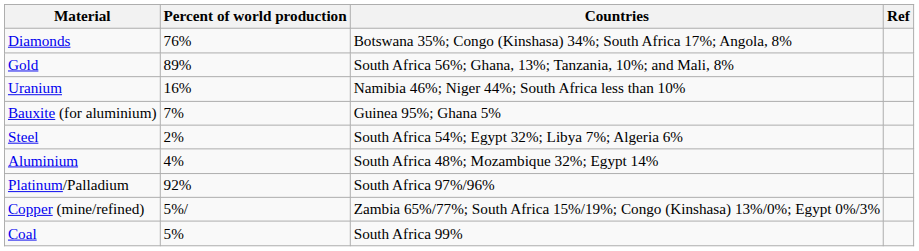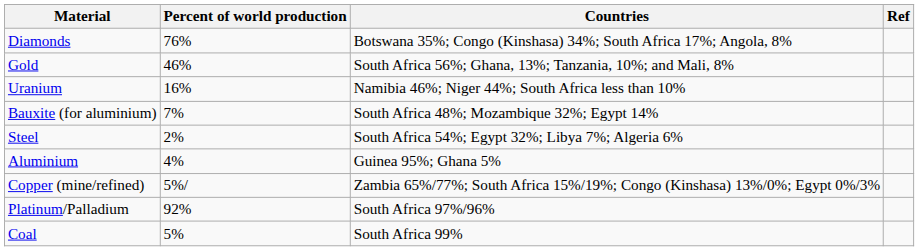(178, 64) 89% -> (178, 64) 46%
(427, 112) Guinea 95%; Ghana 5% -> (506, 112) South Africa 48%; Mozambique 32%; Egypt 14%
(506, 161) South Africa 48%; Mozambique 32%; Egypt 14% -> (427, 161) Guinea 95%; Ghana 5%
rows swapped: (76, 209) <-> (68, 185)
